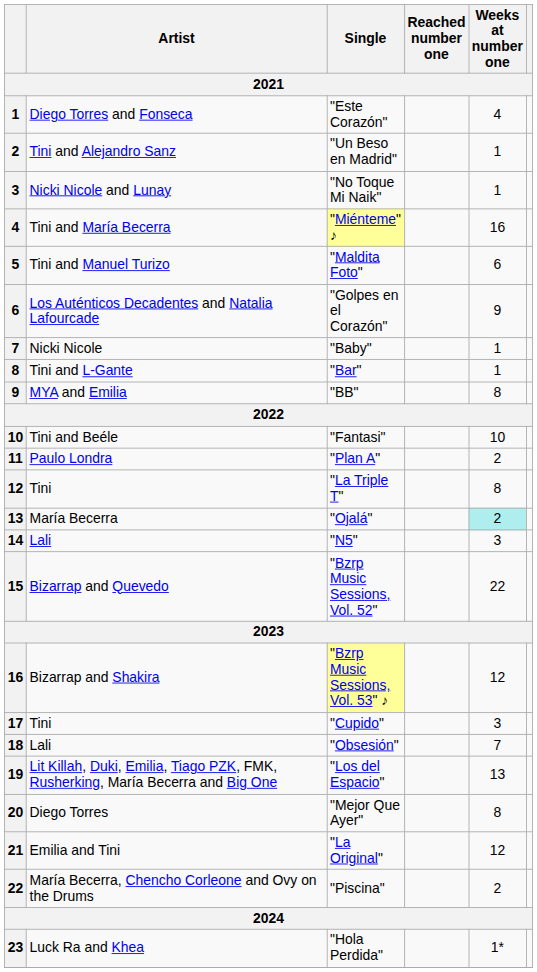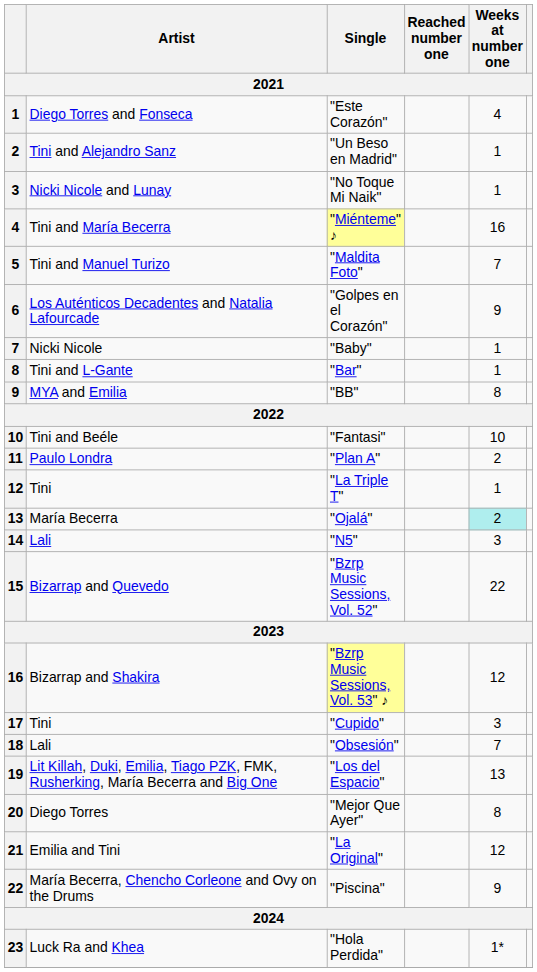(497, 265) 6 -> (497, 265) 7
(497, 489) 8 -> (497, 489) 1
(497, 888) 2 -> (497, 888) 9
